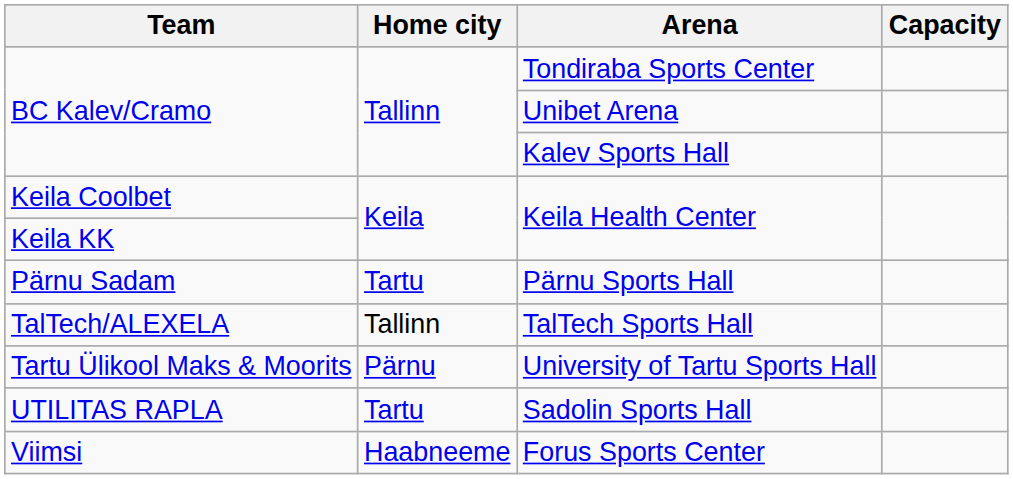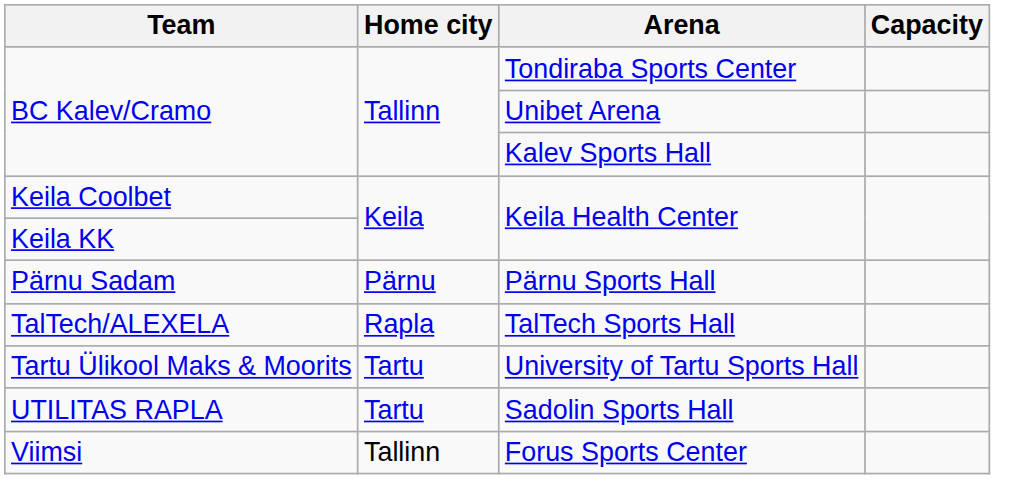(394, 281) Tartu -> (400, 281) Pärnu
(402, 324) Tallinn -> (399, 324) Rapla
(400, 366) Pärnu -> (394, 366) Tartu
(437, 452) Haabneeme -> (402, 452) Tallinn
